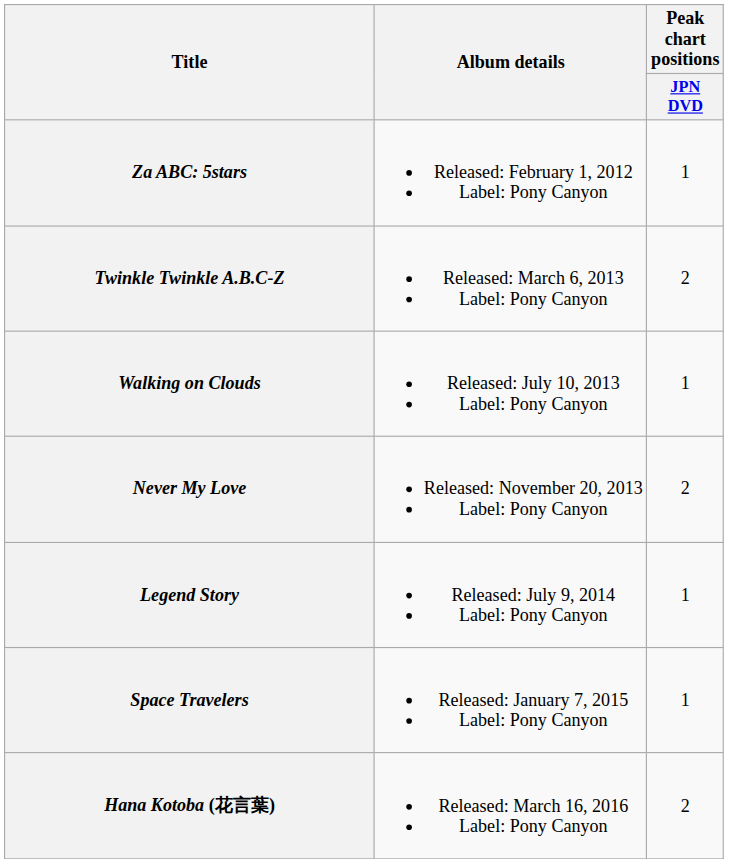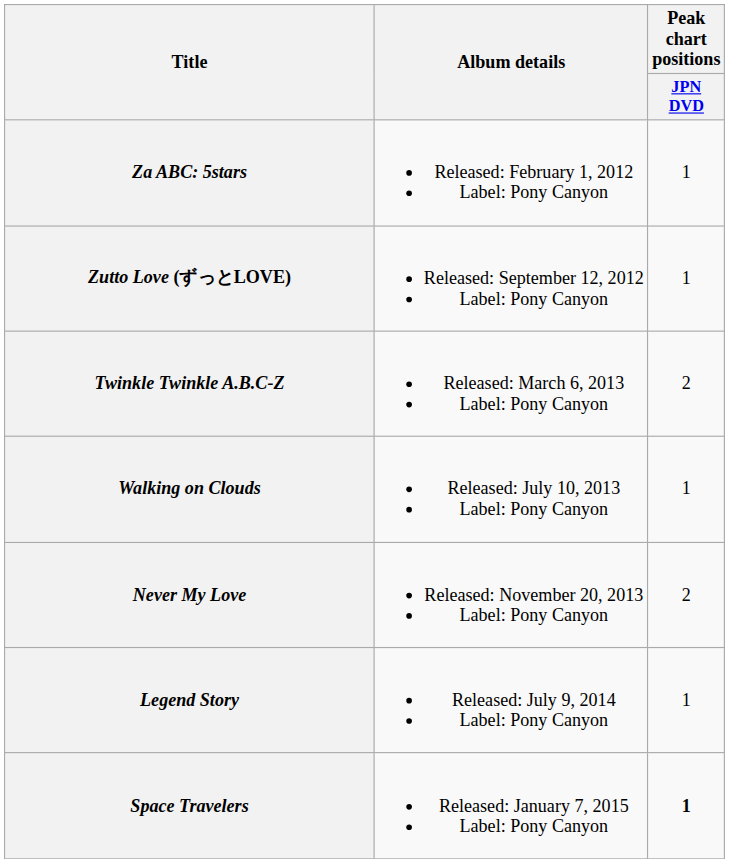+ row: (190, 277)
(685, 700) normal -> (686, 805) bold
- row: (190, 805)
